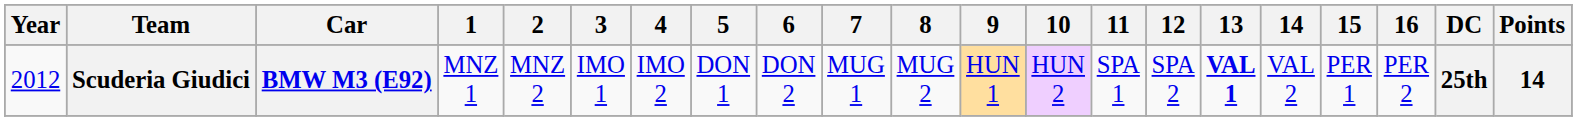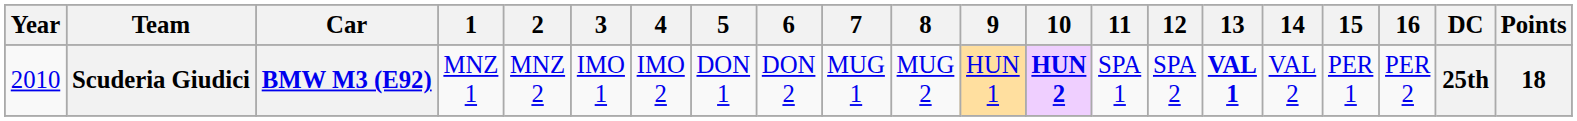(36, 79) 2012 -> (36, 79) 2010
(1058, 79) normal -> (1059, 79) bold
(1532, 79) 14 -> (1534, 79) 18
